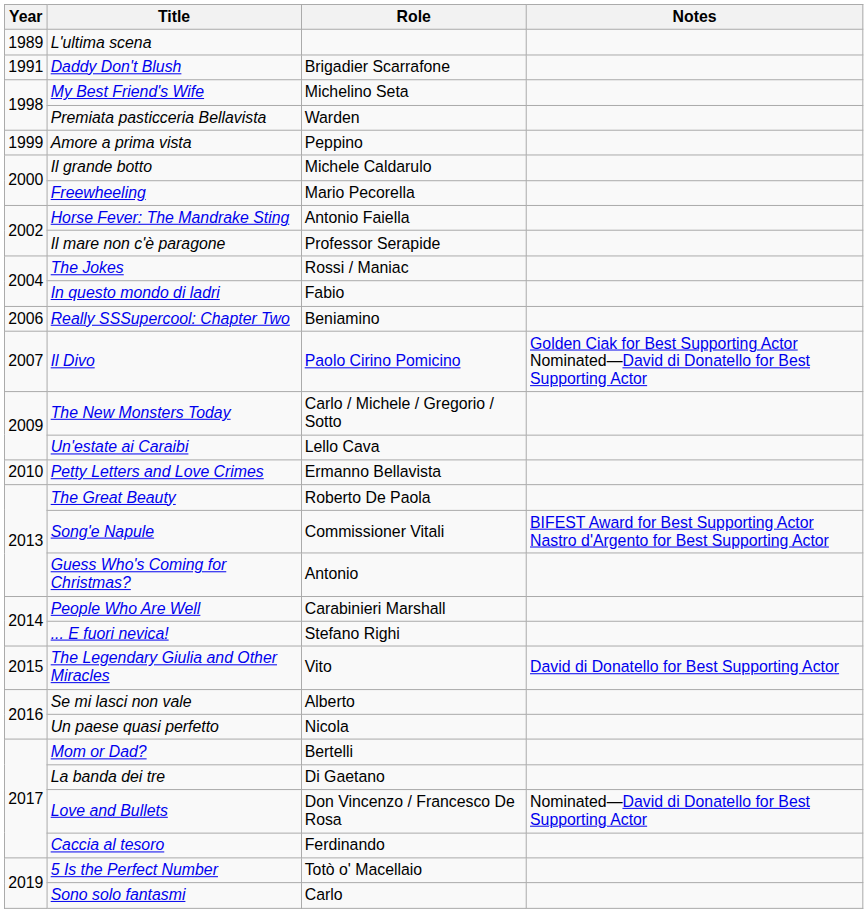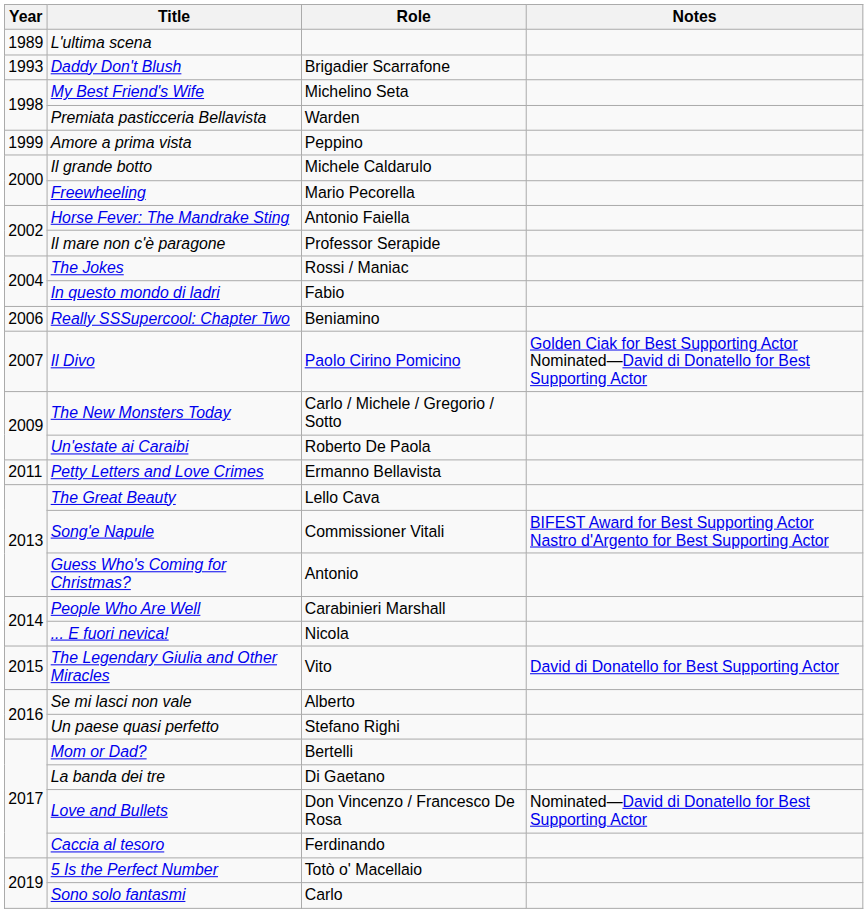(26, 67) 1991 -> (26, 67) 1993
(342, 447) Lello Cava -> (368, 447) Roberto De Paola
(26, 472) 2010 -> (25, 472) 2011
(368, 497) Roberto De Paola -> (342, 497) Lello Cava
(352, 633) Stefano Righi -> (327, 633) Nicola
(327, 726) Nicola -> (352, 726) Stefano Righi
